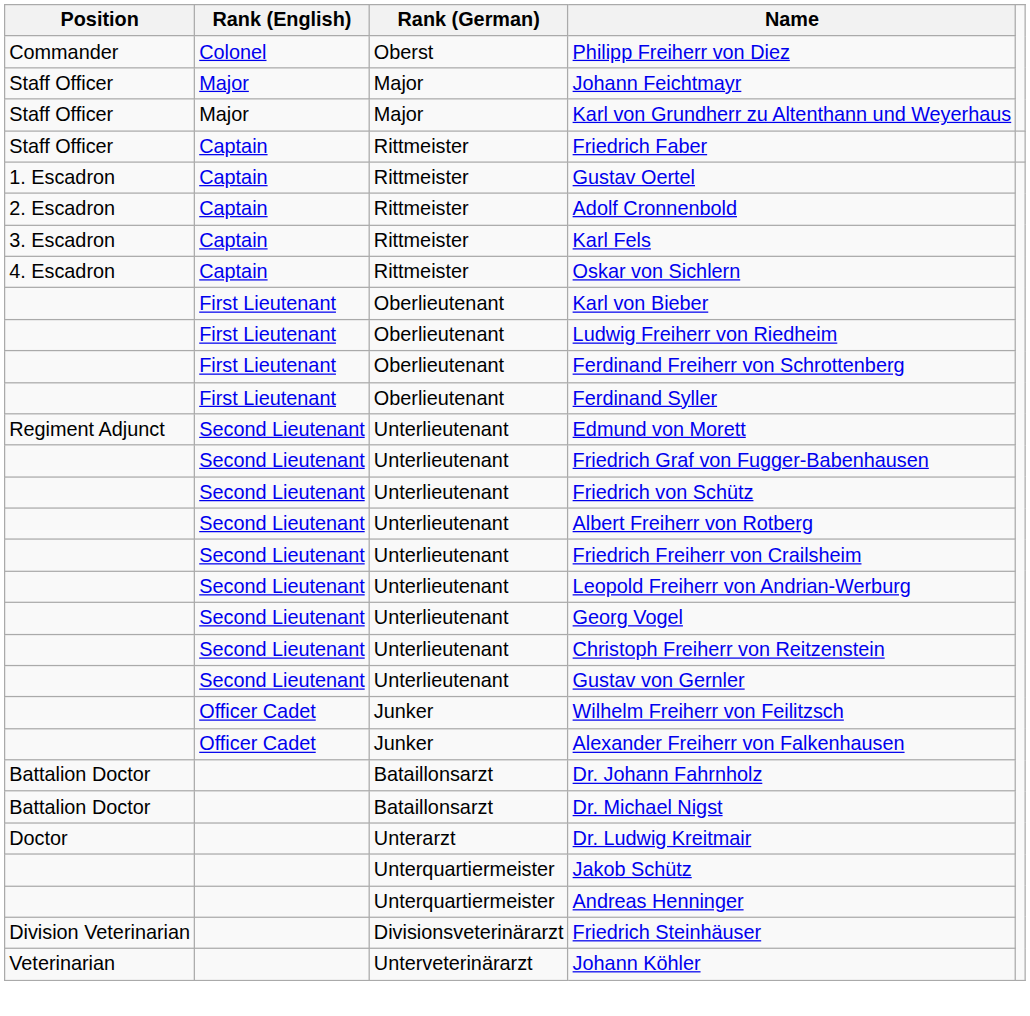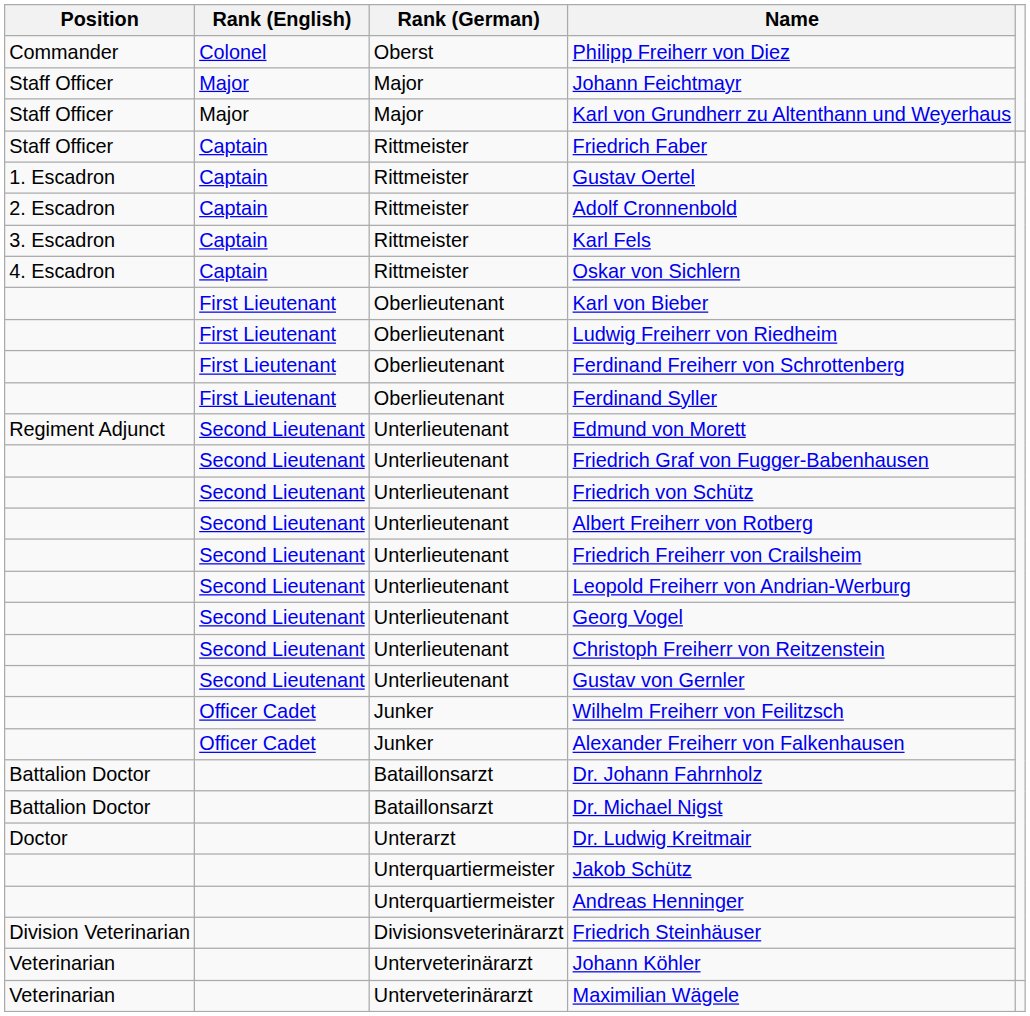+ row: (656, 995)
